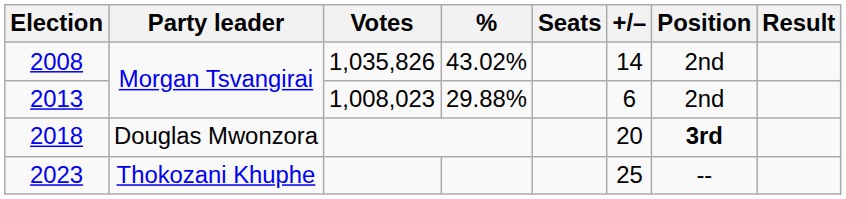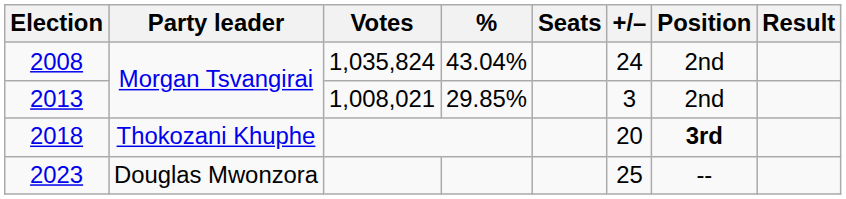(382, 61) 1,035,826 -> (382, 61) 1,035,824
(486, 61) 43.02% -> (486, 61) 43.04%
(629, 61) 14 -> (629, 61) 24
(382, 99) 1,008,023 -> (382, 99) 1,008,021
(486, 99) 29.88% -> (486, 99) 29.85%
(629, 99) 6 -> (629, 99) 3
(216, 136) Douglas Mwonzora -> (216, 136) Thokozani Khuphe
(216, 174) Thokozani Khuphe -> (216, 174) Douglas Mwonzora
